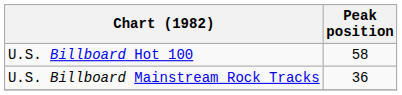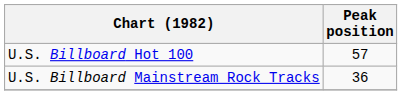(360, 55) 58 -> (360, 55) 57
